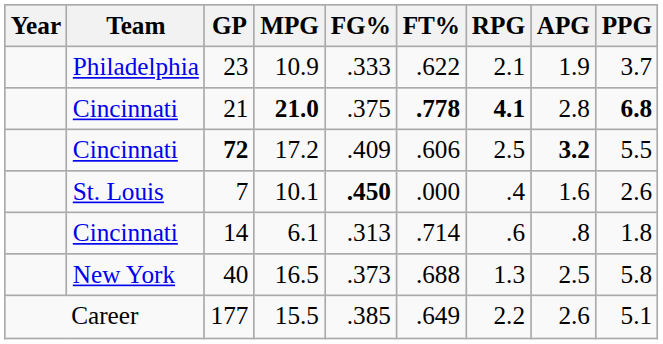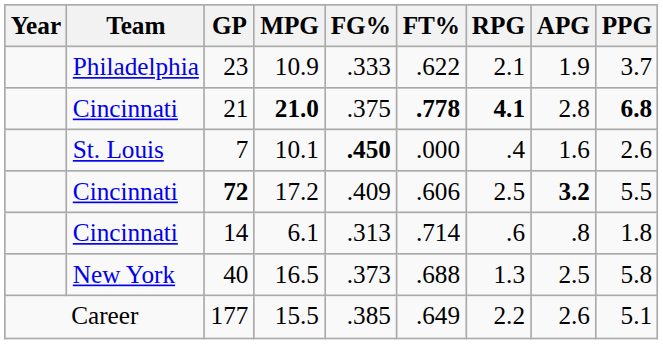rows swapped: (236, 150) <-> (242, 191)
